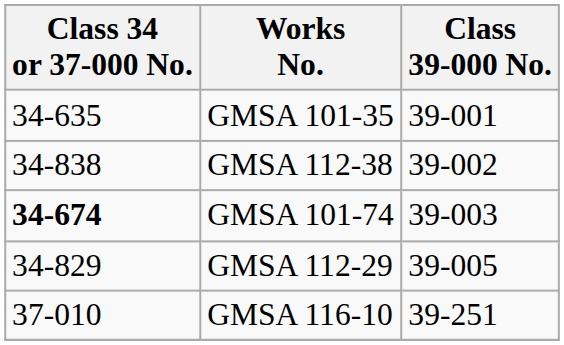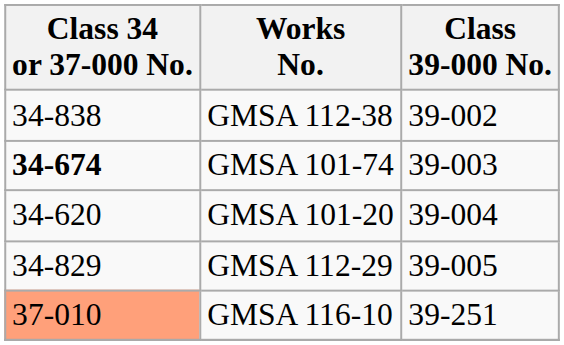- row: (301, 114)
+ row: (301, 214)
(57, 314) no background -> (57, 314) lightsalmon background
